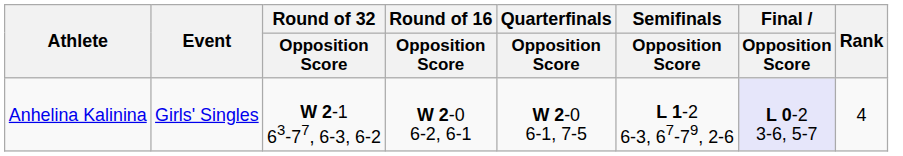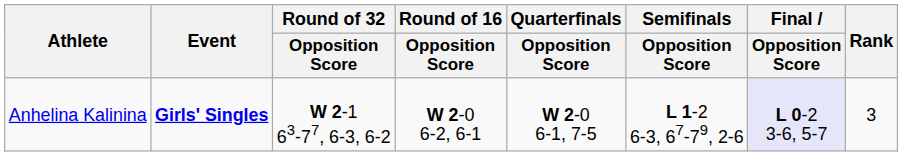(207, 115) normal -> (212, 115) bold
(862, 115) 4 -> (871, 115) 3
